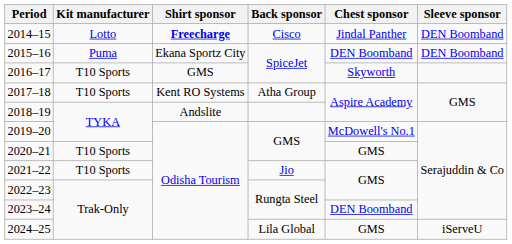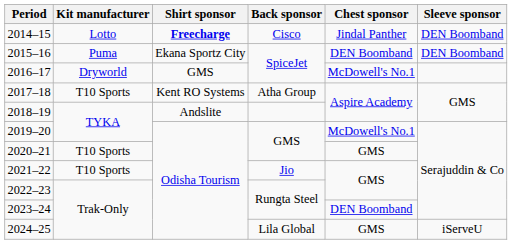(103, 72) T10 Sports -> (103, 72) Dryworld
(371, 72) Skyworth -> (371, 72) McDowell's No.1
